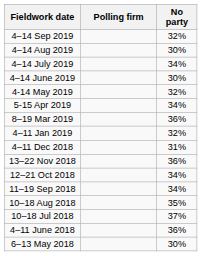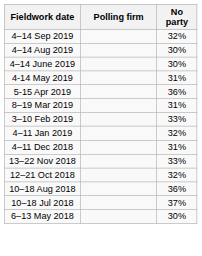- row: (42, 64)
(177, 92) 32% -> (177, 78) 31%
(177, 105) 34% -> (177, 92) 36%
(177, 119) 36% -> (177, 105) 31%
+ row: (42, 119)
(177, 161) 36% -> (177, 161) 33%
(177, 175) 34% -> (177, 175) 32%
- row: (42, 189)
(177, 202) 35% -> (177, 189) 36%
- row: (42, 230)
